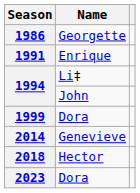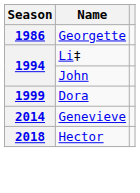- row: (30, 55)
- row: (30, 177)
